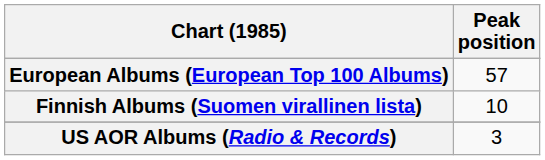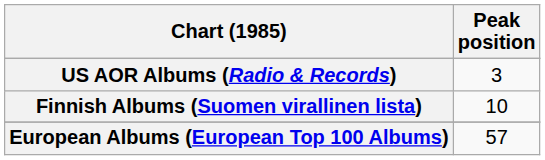rows swapped: (229, 74) <-> (229, 138)
